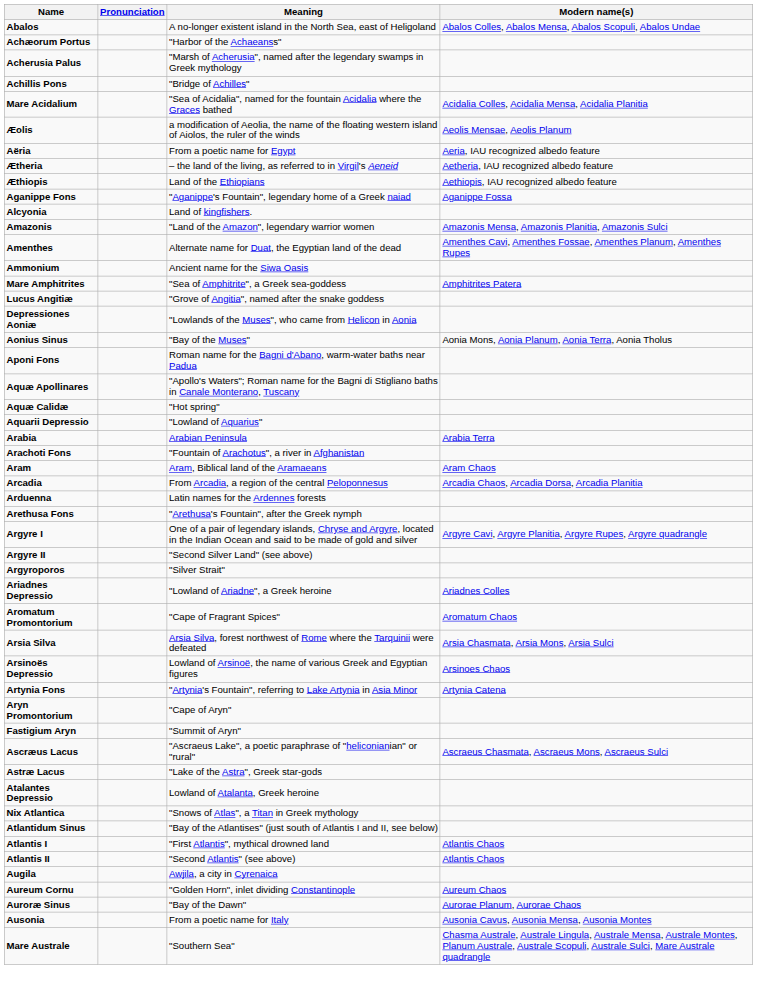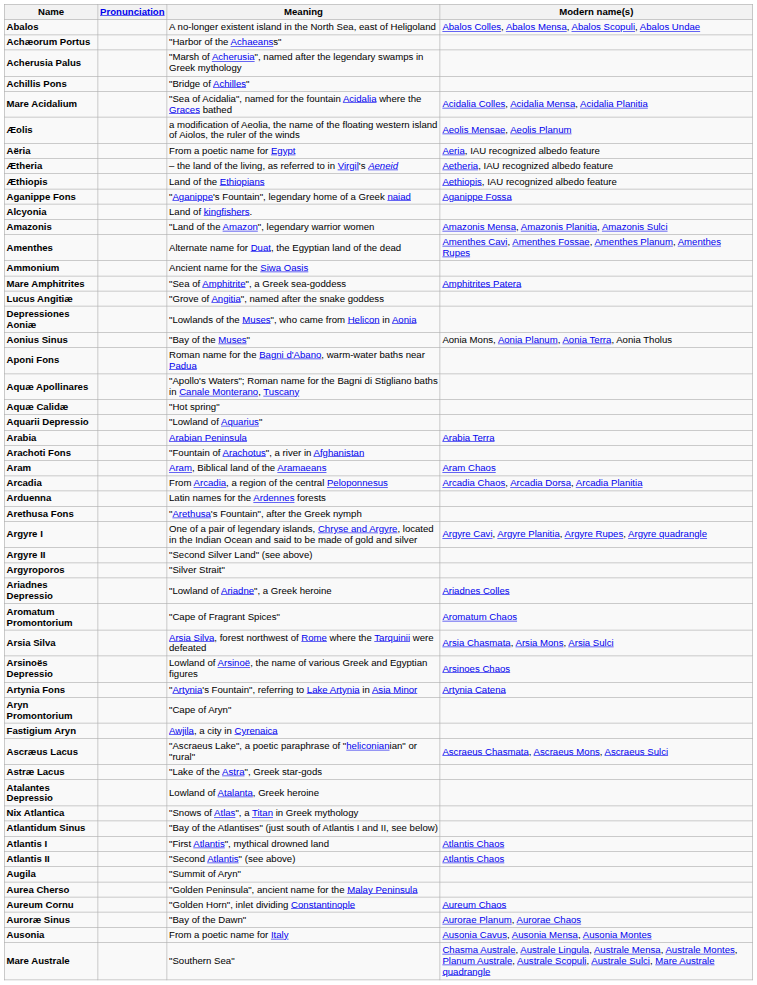(205, 731) "Summit of Aryn" -> (223, 731) Awjila, a city in Cyrenaica
(223, 874) Awjila, a city in Cyrenaica -> (205, 874) "Summit of Aryn"
+ row: (38, 889)
